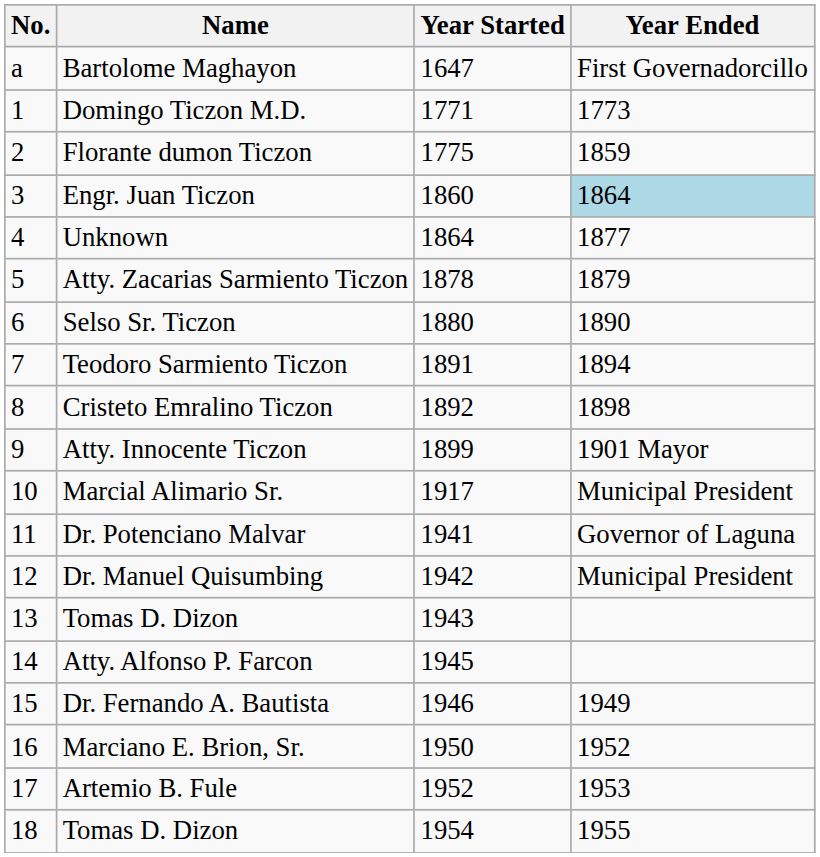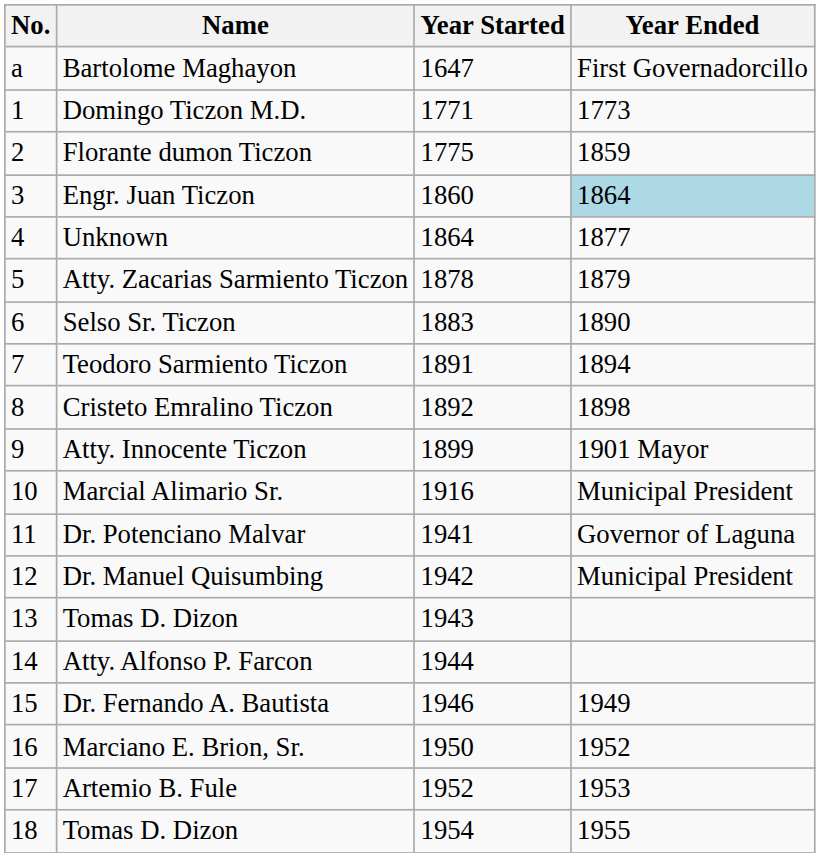(447, 322) 1880 -> (447, 322) 1883
(447, 491) 1917 -> (447, 491) 1916
(447, 661) 1945 -> (447, 661) 1944
